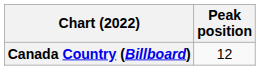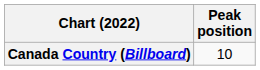(225, 53) 12 -> (225, 53) 10
